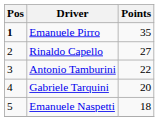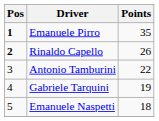(10, 50) normal -> (10, 50) bold
(146, 50) 27 -> (146, 50) 26
(146, 87) 20 -> (146, 87) 19
